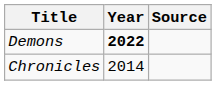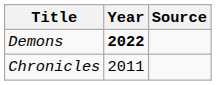(126, 67) 2014 -> (126, 67) 2011
